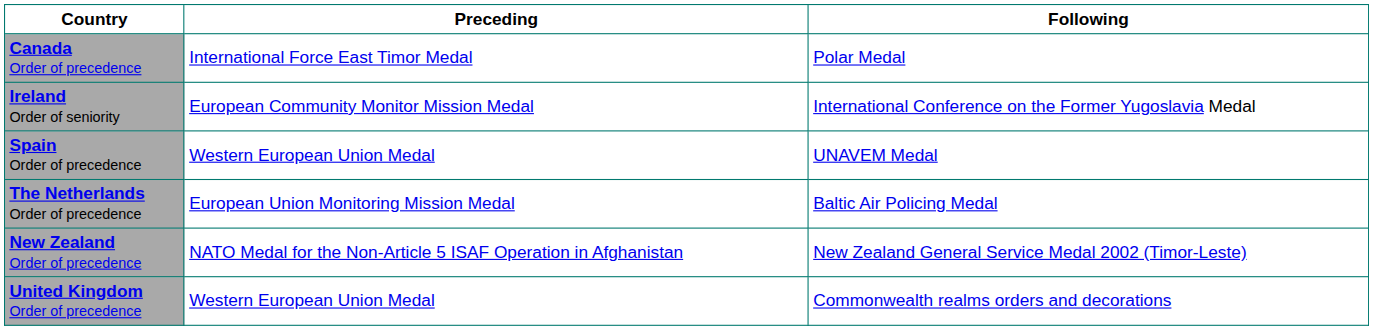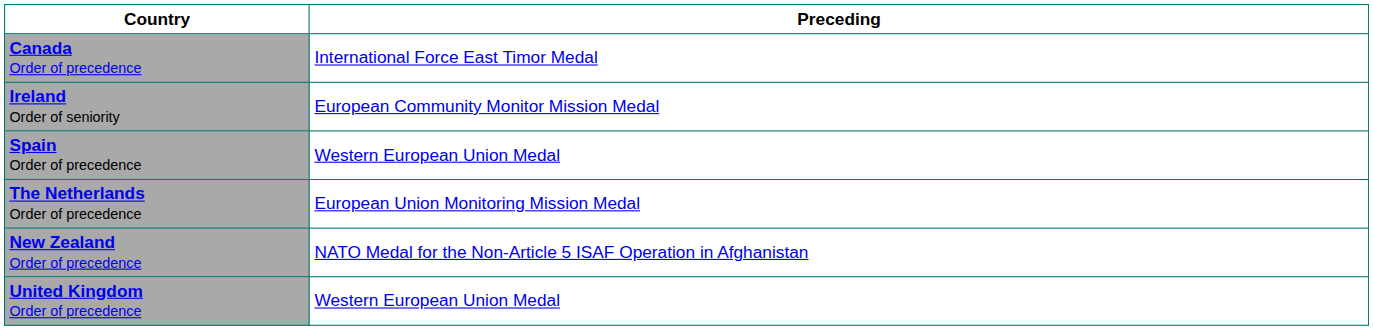- column: (1088, 19)
